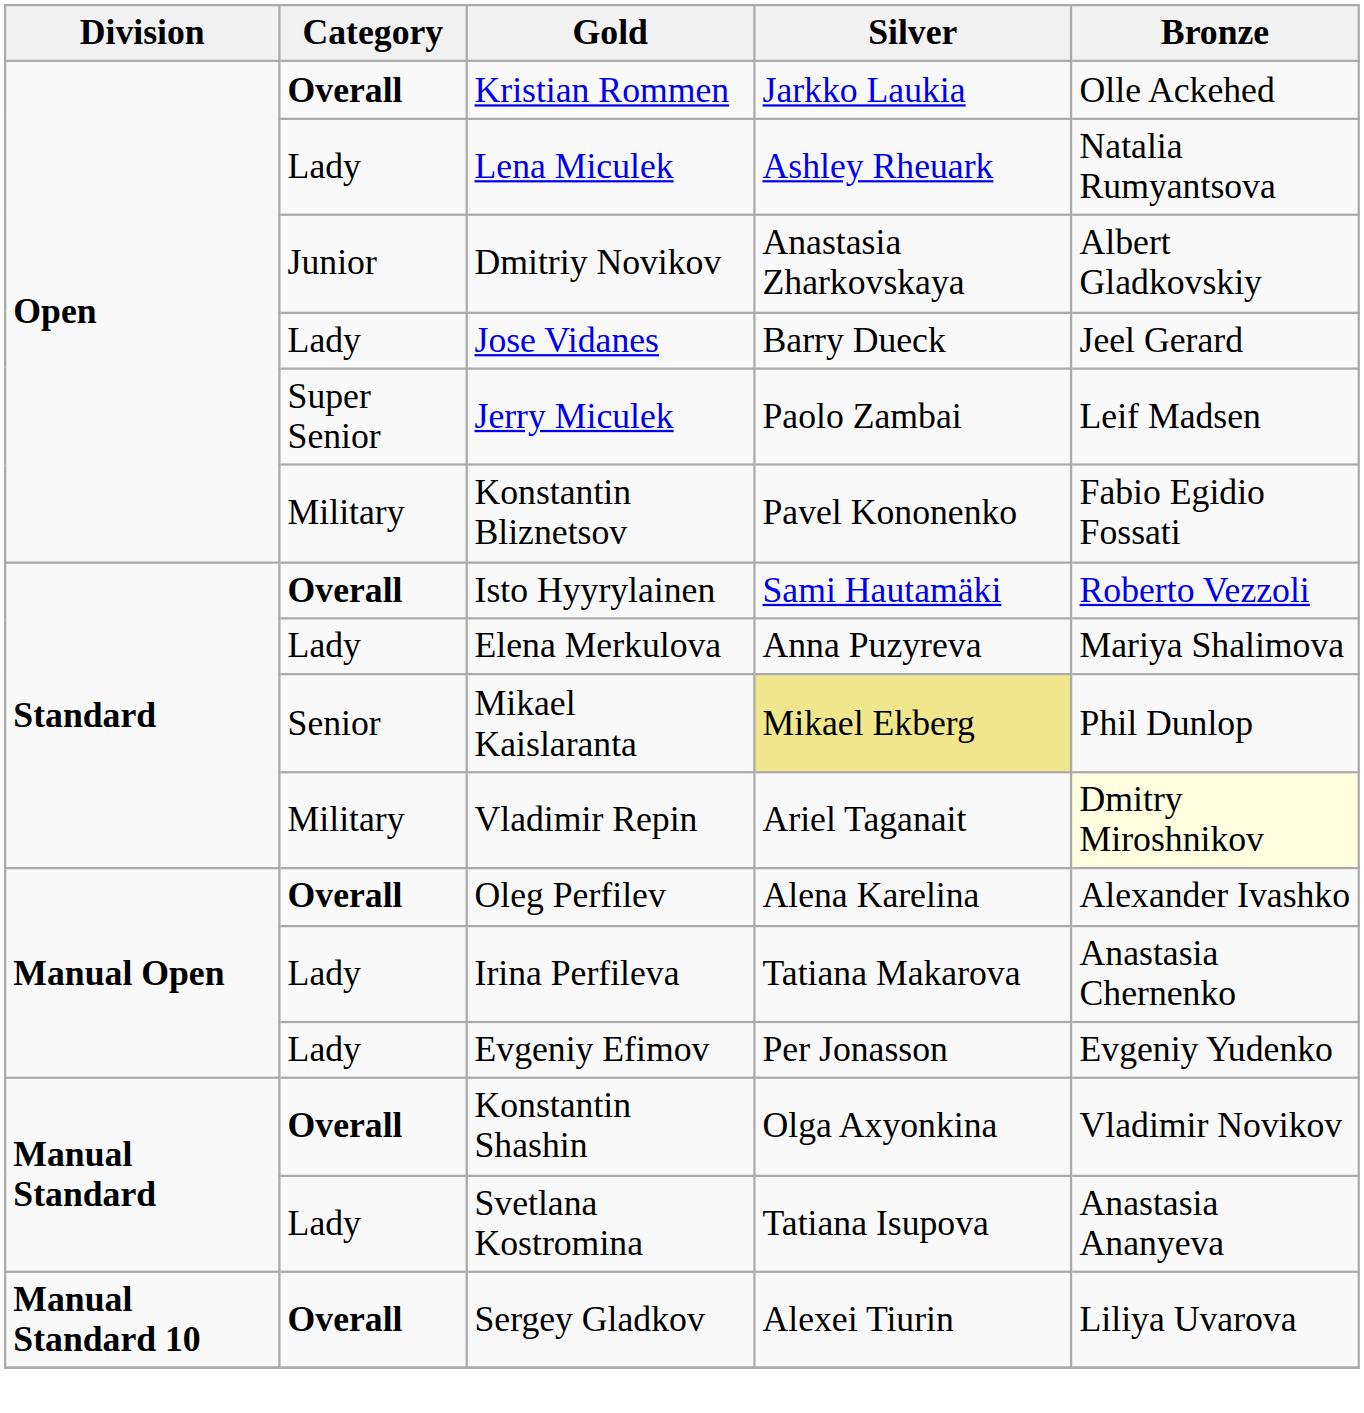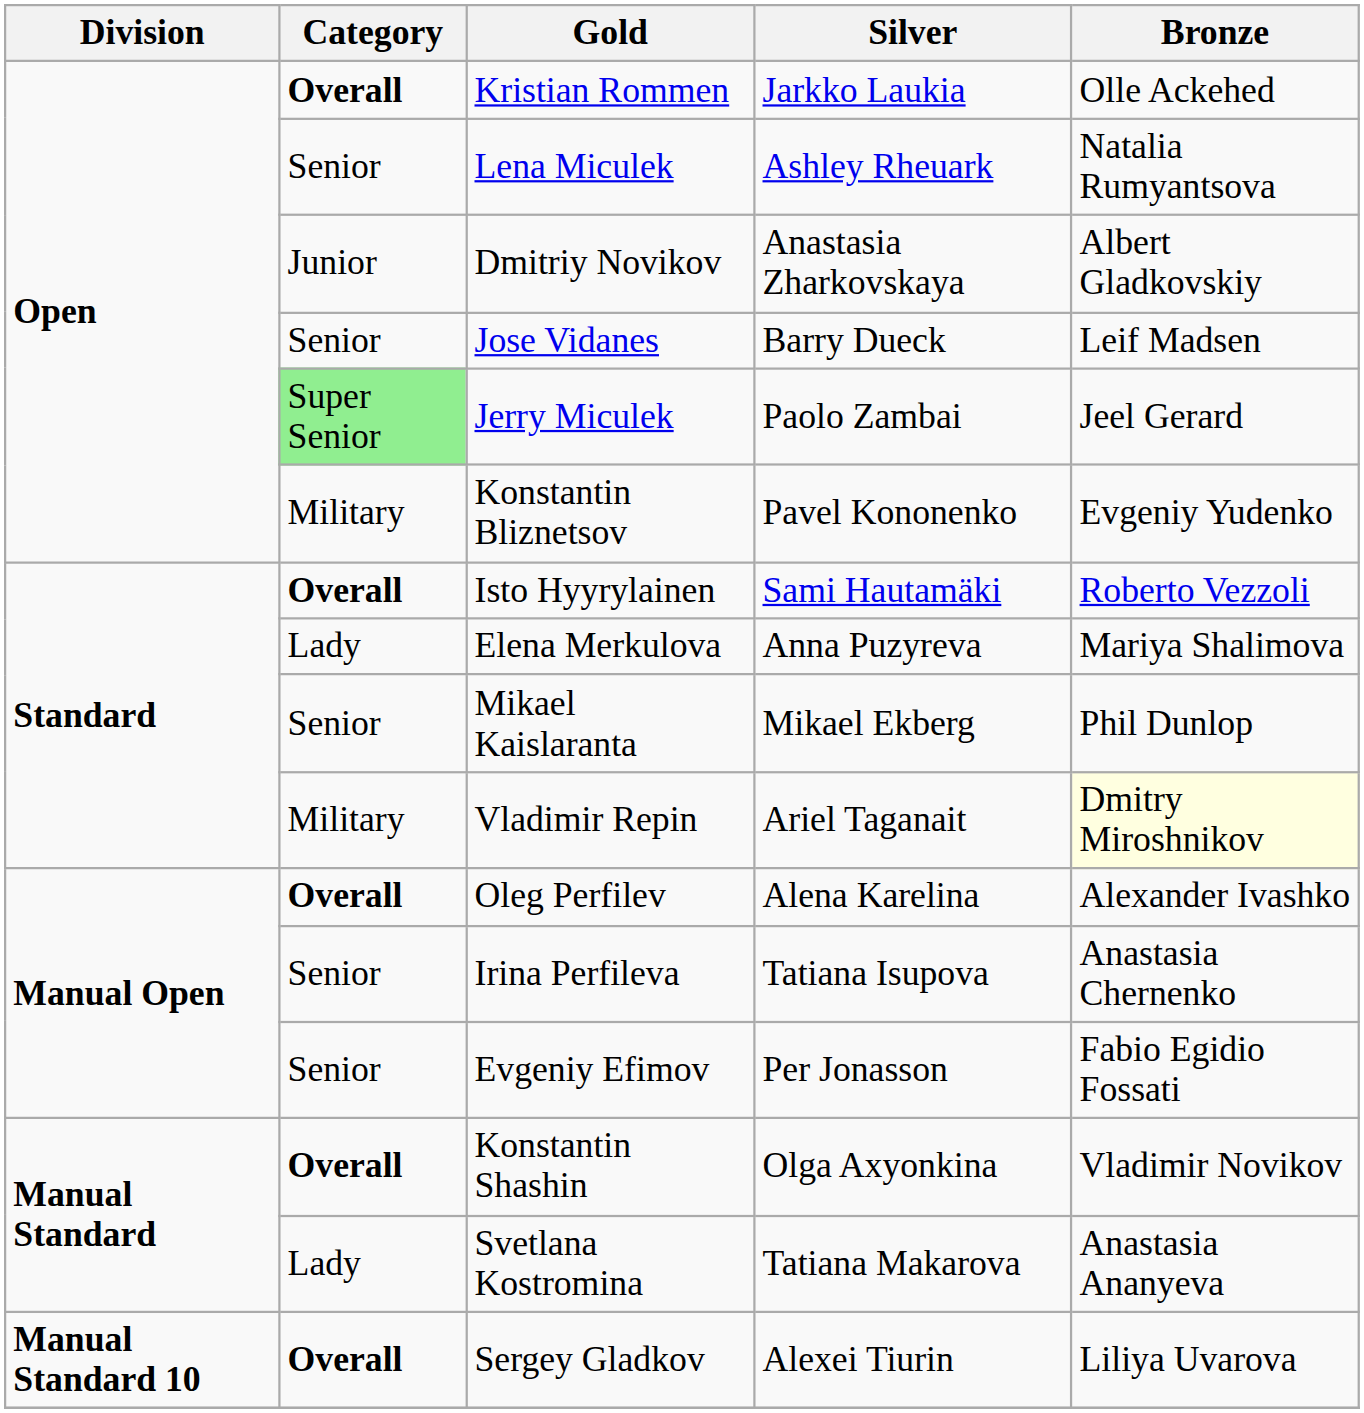(324, 166) Lady -> (334, 166) Senior
(324, 339) Lady -> (334, 339) Senior
(1161, 339) Jeel Gerard -> (1170, 339) Leif Madsen
(334, 416) no background -> (334, 416) lightgreen background
(1170, 416) Leif Madsen -> (1161, 416) Jeel Gerard
(1172, 512) Fabio Egidio Fossati -> (1206, 512) Evgeniy Yudenko
(869, 722) khaki background -> (869, 722) no background
(324, 972) Lady -> (334, 972) Senior
(892, 972) Tatiana Makarova -> (876, 972) Tatiana Isupova
(324, 1049) Lady -> (334, 1069) Senior
(1206, 1049) Evgeniy Yudenko -> (1172, 1069) Fabio Egidio Fossati
(876, 1222) Tatiana Isupova -> (892, 1262) Tatiana Makarova
